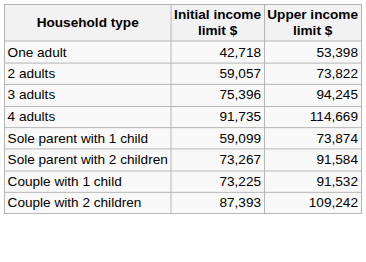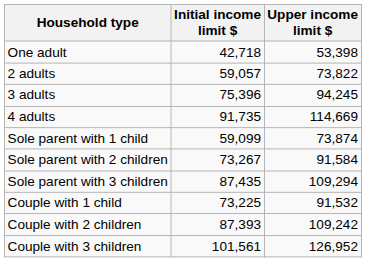+ row: (88, 181)
+ row: (74, 246)
